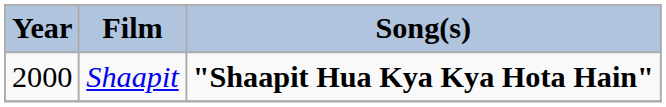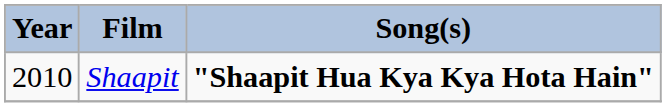(42, 76) 2000 -> (42, 76) 2010
